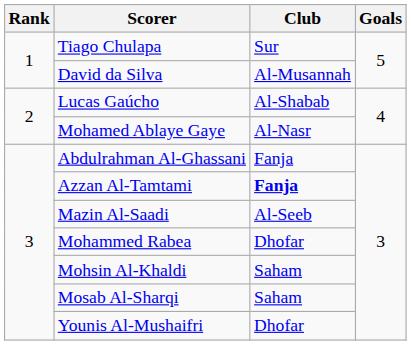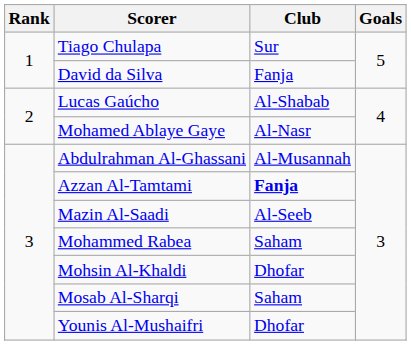(303, 74) Al-Musannah -> (274, 74) Fanja
(274, 158) Fanja -> (303, 158) Al-Musannah
(279, 241) Dhofar -> (278, 241) Saham
(278, 269) Saham -> (279, 269) Dhofar
